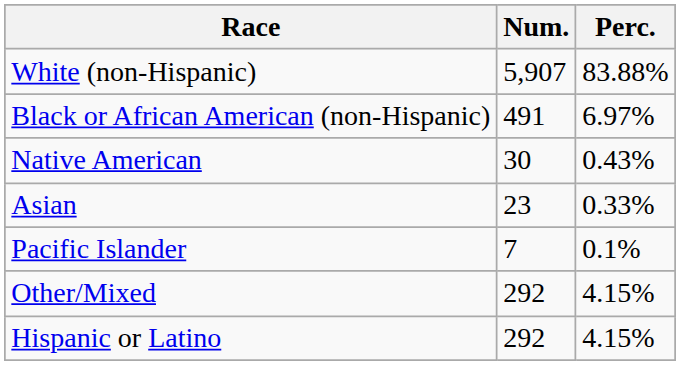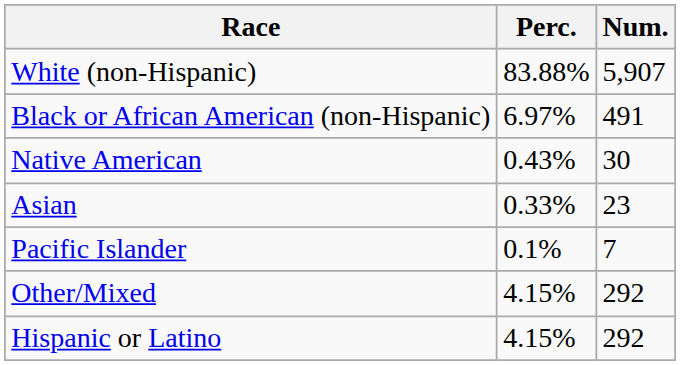columns swapped: (536, 26) <-> (625, 26)
